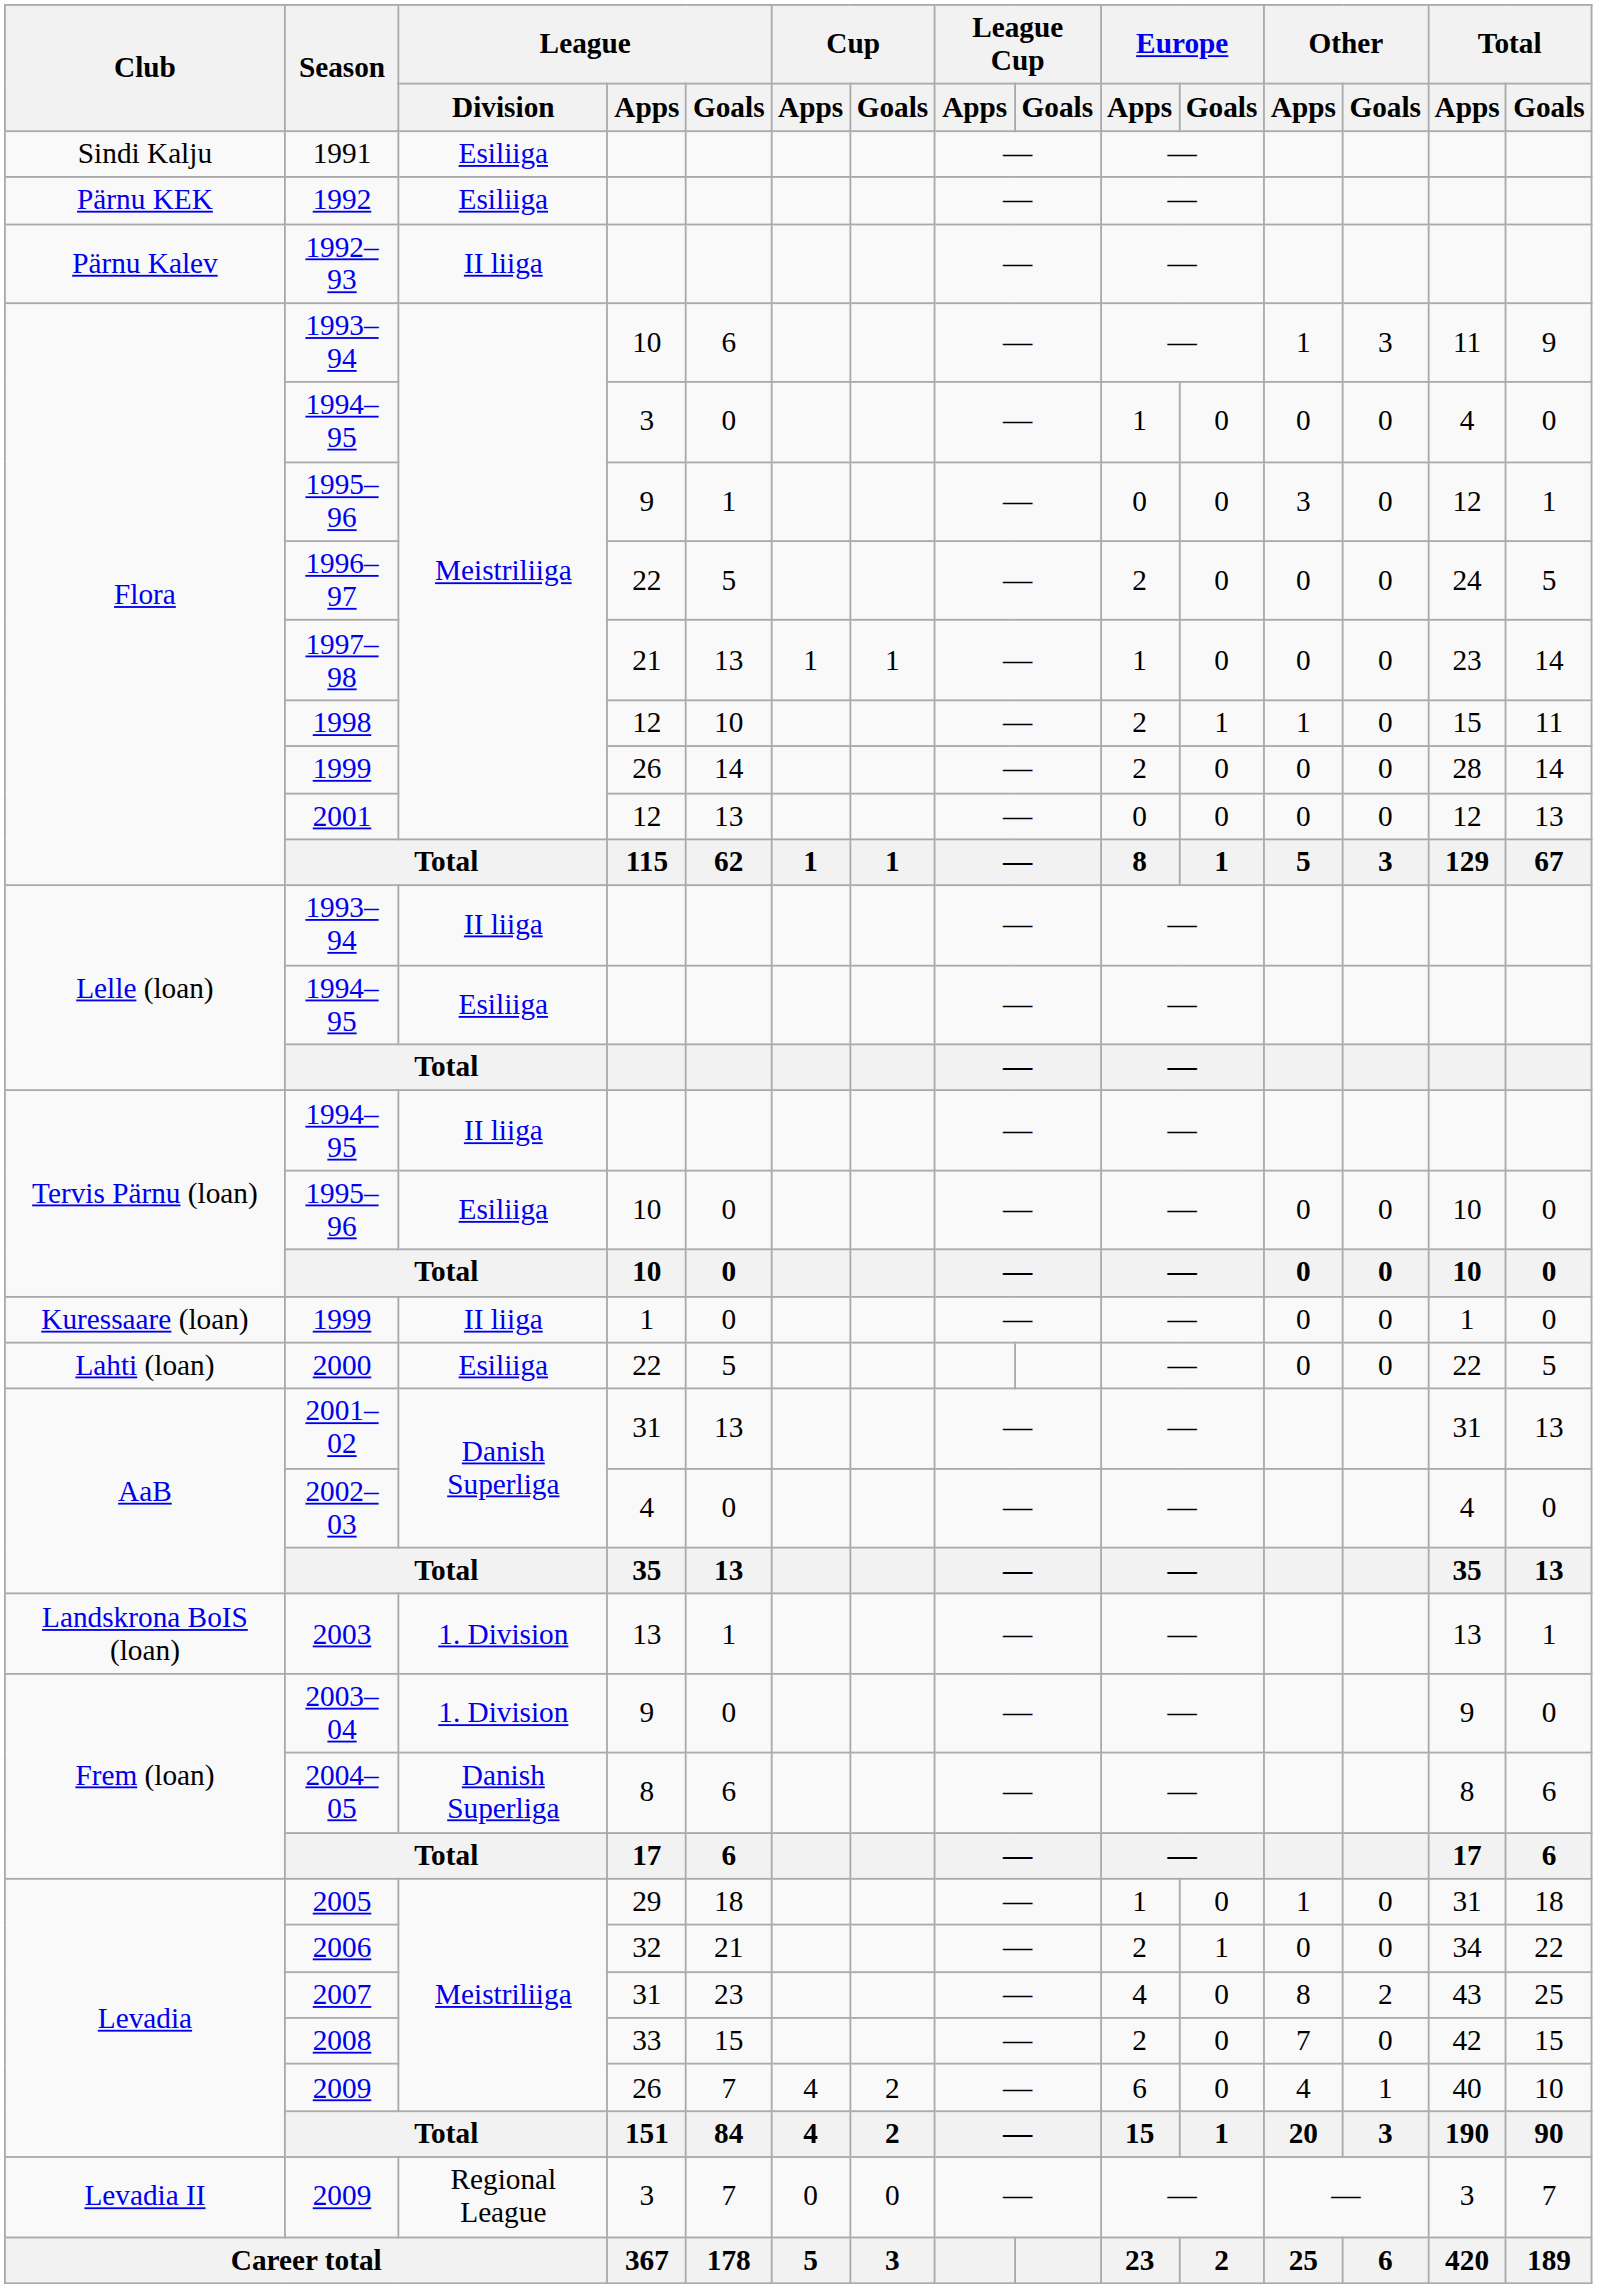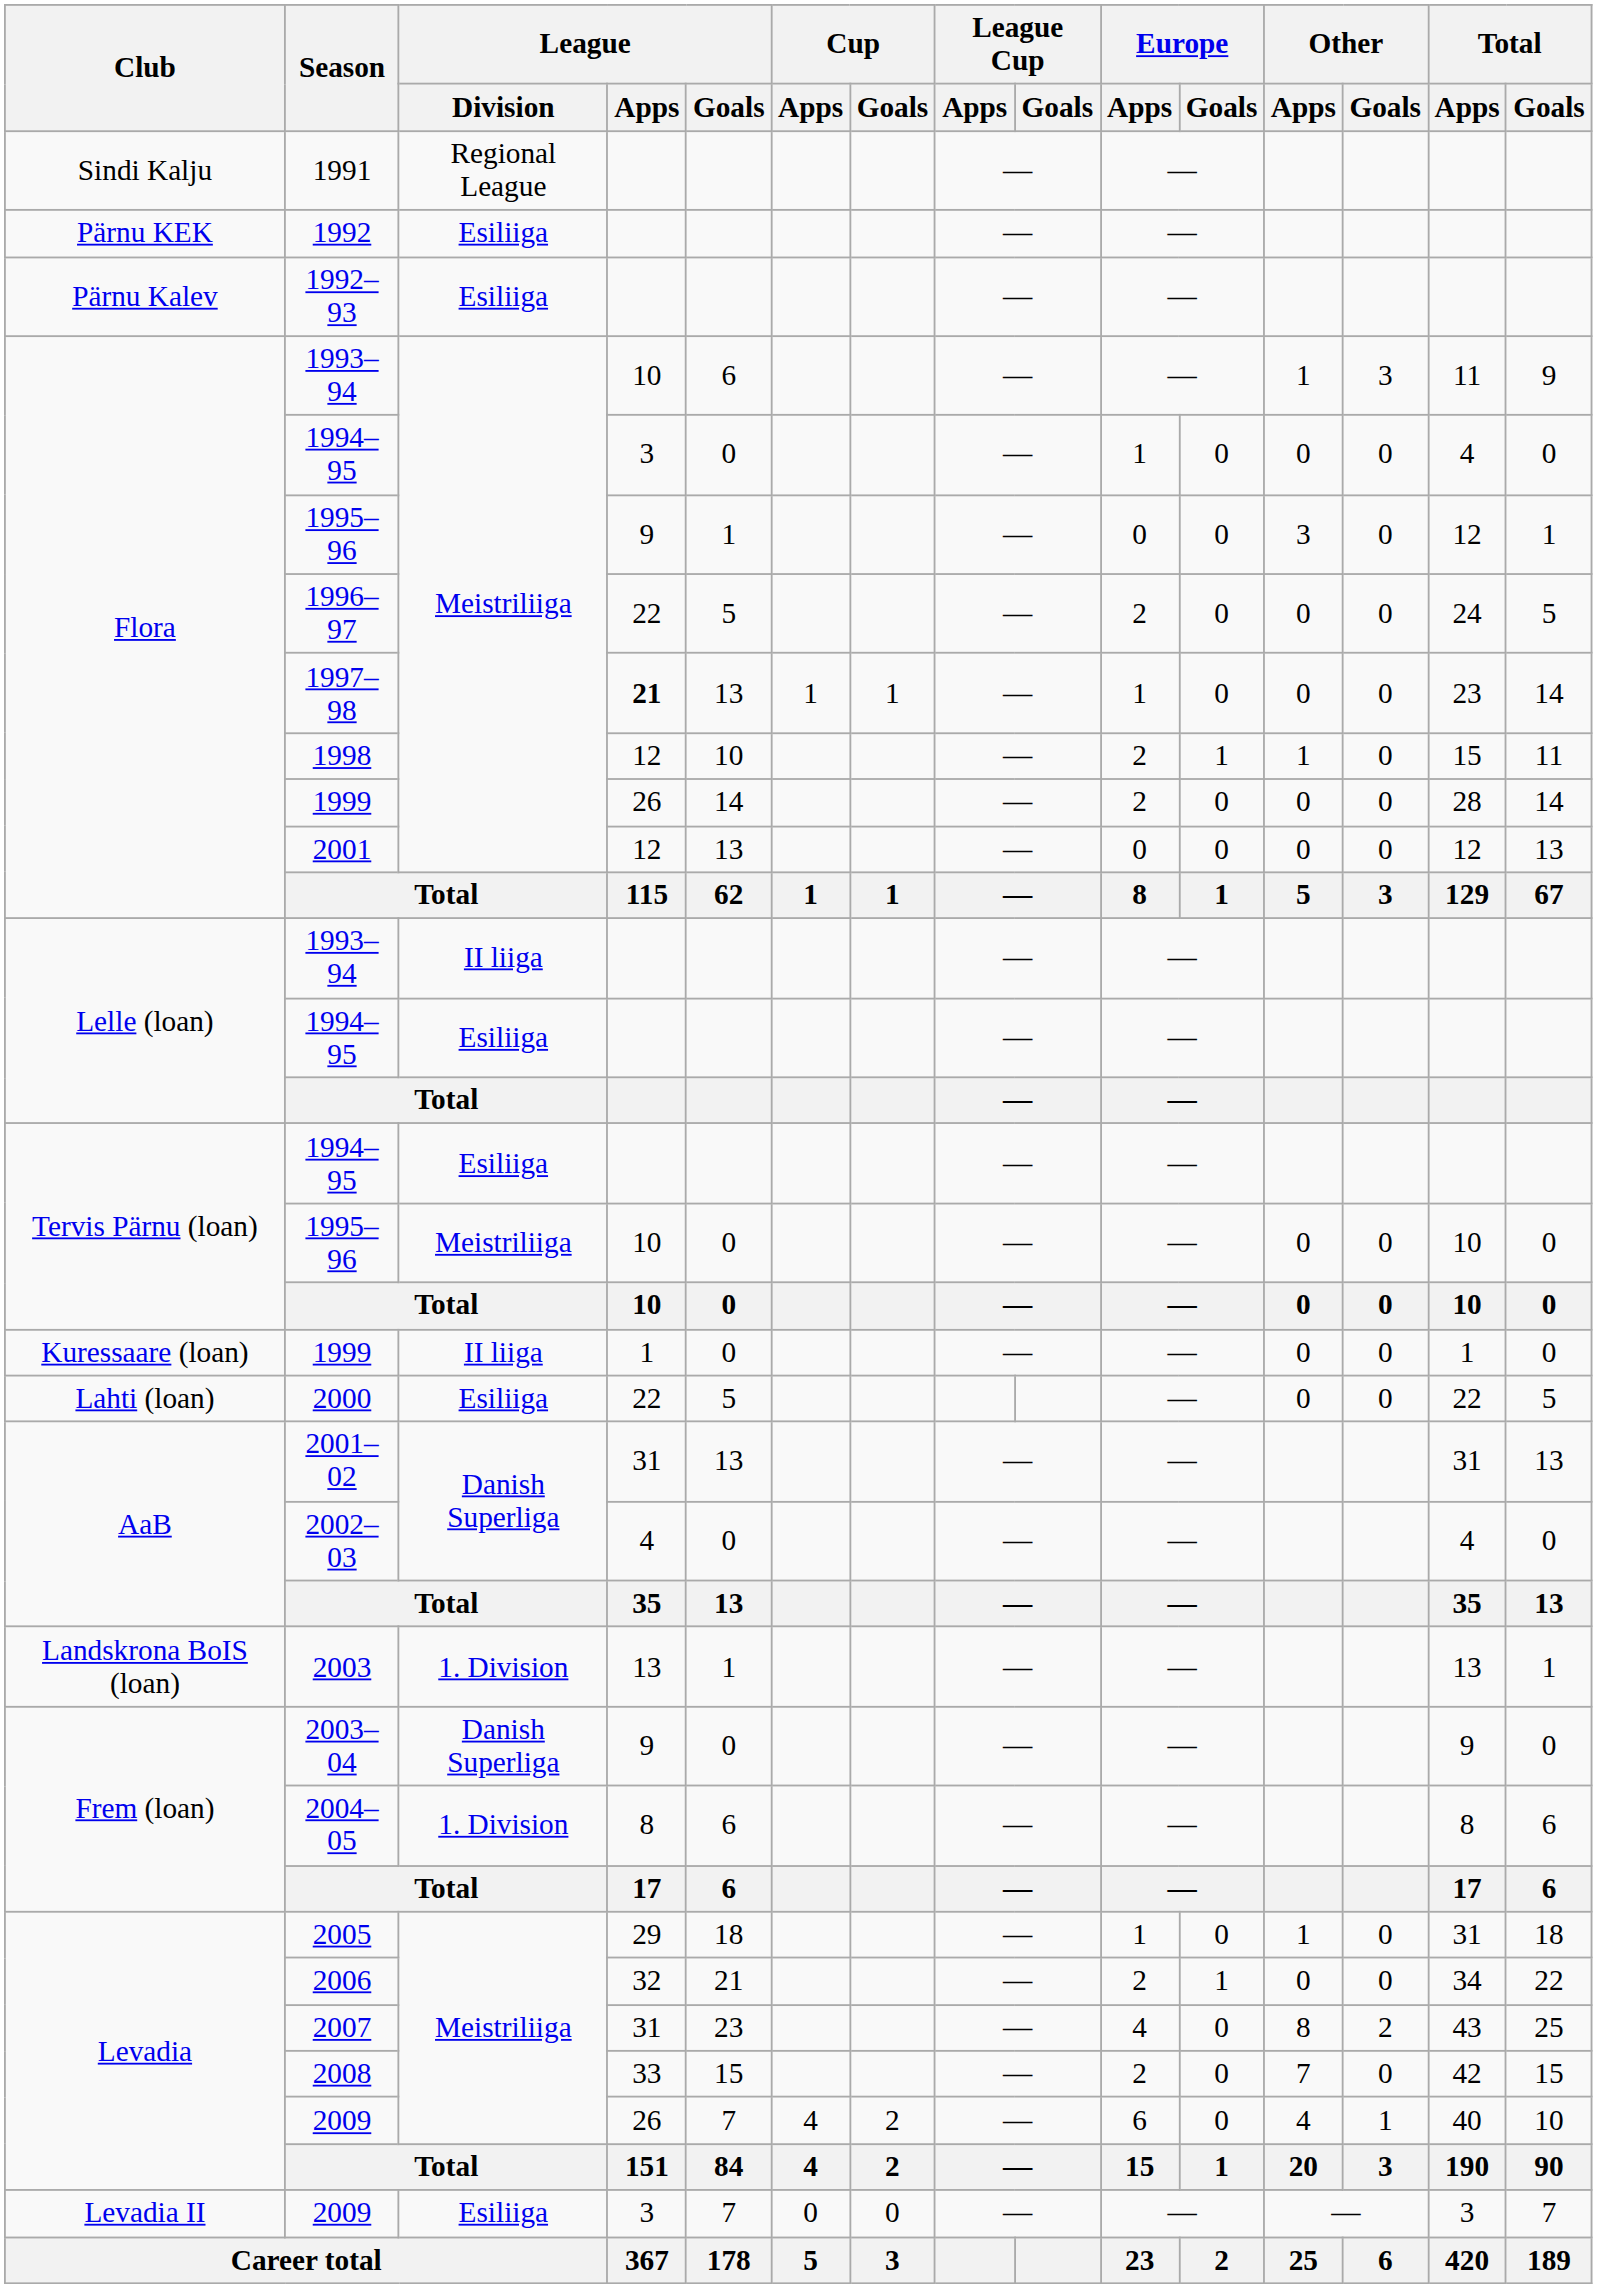(503, 153) Esiliiga -> (503, 170) Regional League
(503, 262) II liiga -> (503, 295) Esiliiga
(647, 659) normal -> (647, 692) bold
(503, 1130) II liiga -> (503, 1163) Esiliiga
(503, 1209) Esiliiga -> (503, 1242) Meistriliiga
(503, 1712) 1. Division -> (503, 1745) Danish Superliga
(503, 1792) Danish Superliga -> (503, 1825) 1. Division
(503, 2196) Regional League -> (503, 2212) Esiliiga
